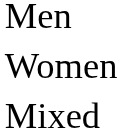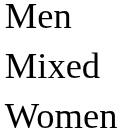rows swapped: (61, 65) <-> (52, 116)
